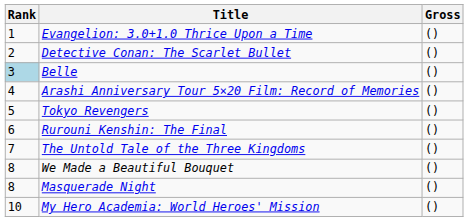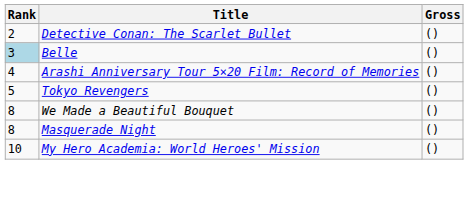- row: (177, 33)
- row: (134, 130)
- row: (174, 149)
